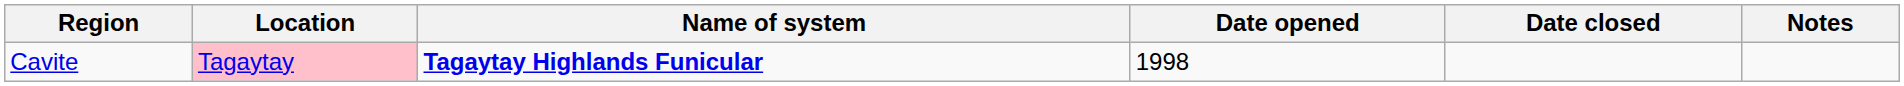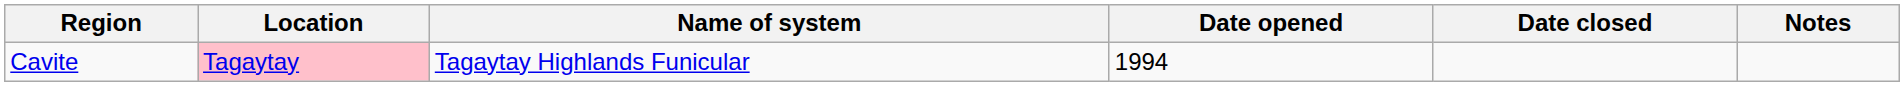(593, 61) bold -> (592, 61) normal
(1162, 61) 1998 -> (1141, 61) 1994
